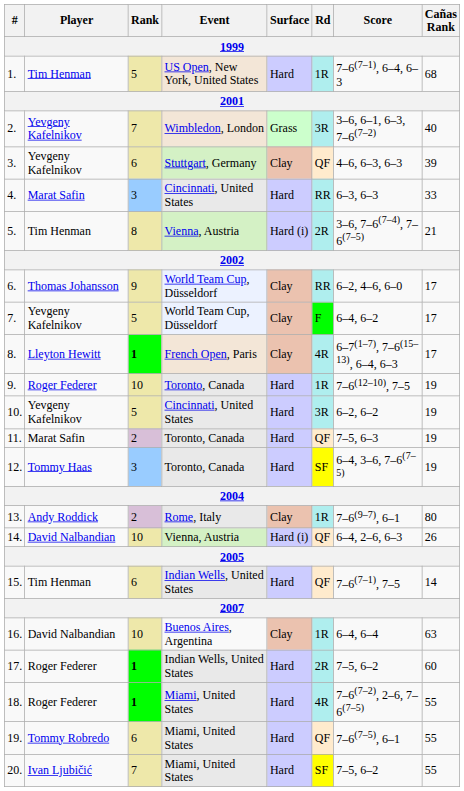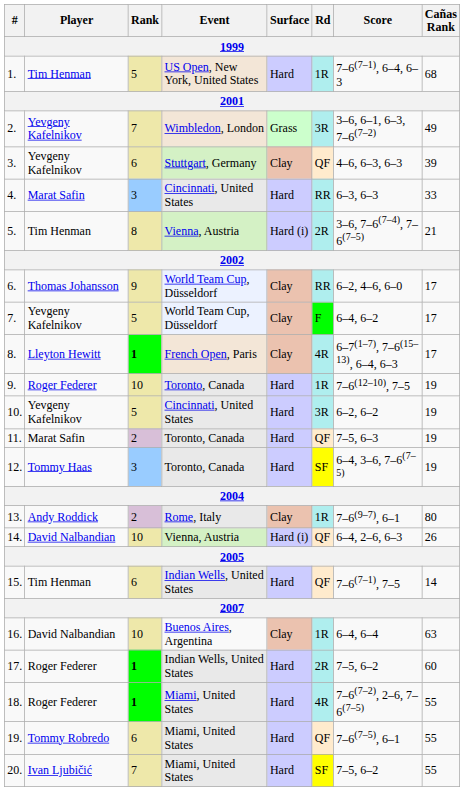(431, 128) 40 -> (431, 128) 49
